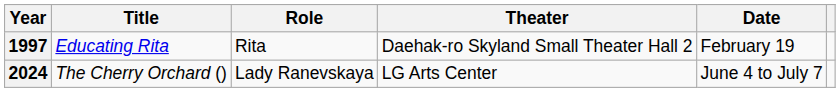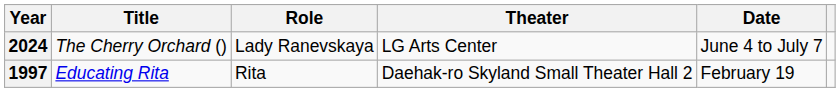rows swapped: (28, 45) <-> (28, 73)
